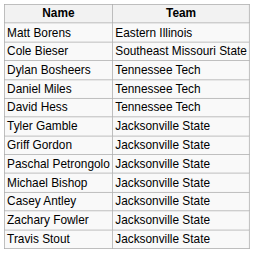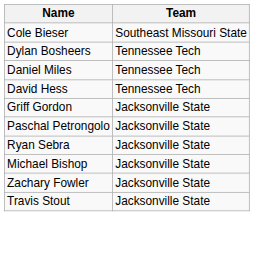- row: (39, 32)
- row: (42, 126)
+ row: (38, 145)
- row: (42, 201)
